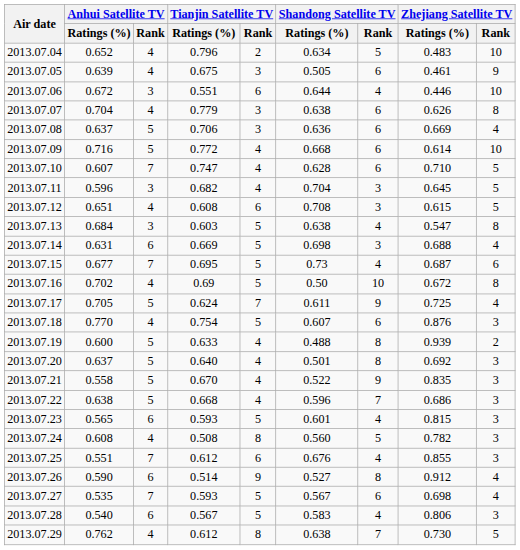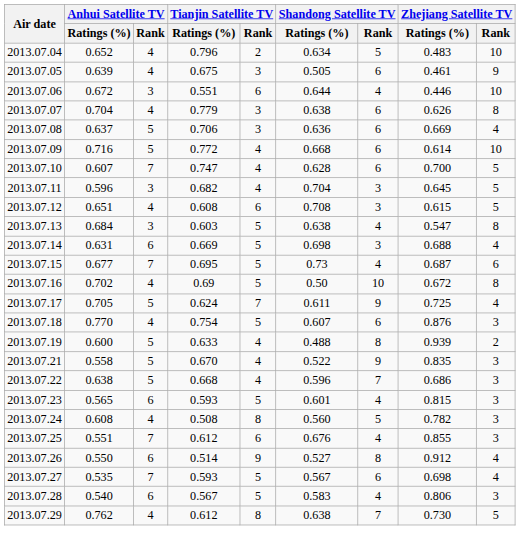(437, 168) 0.710 -> (437, 168) 0.700
- row: (35, 361)
(99, 476) 0.590 -> (99, 457) 0.550
